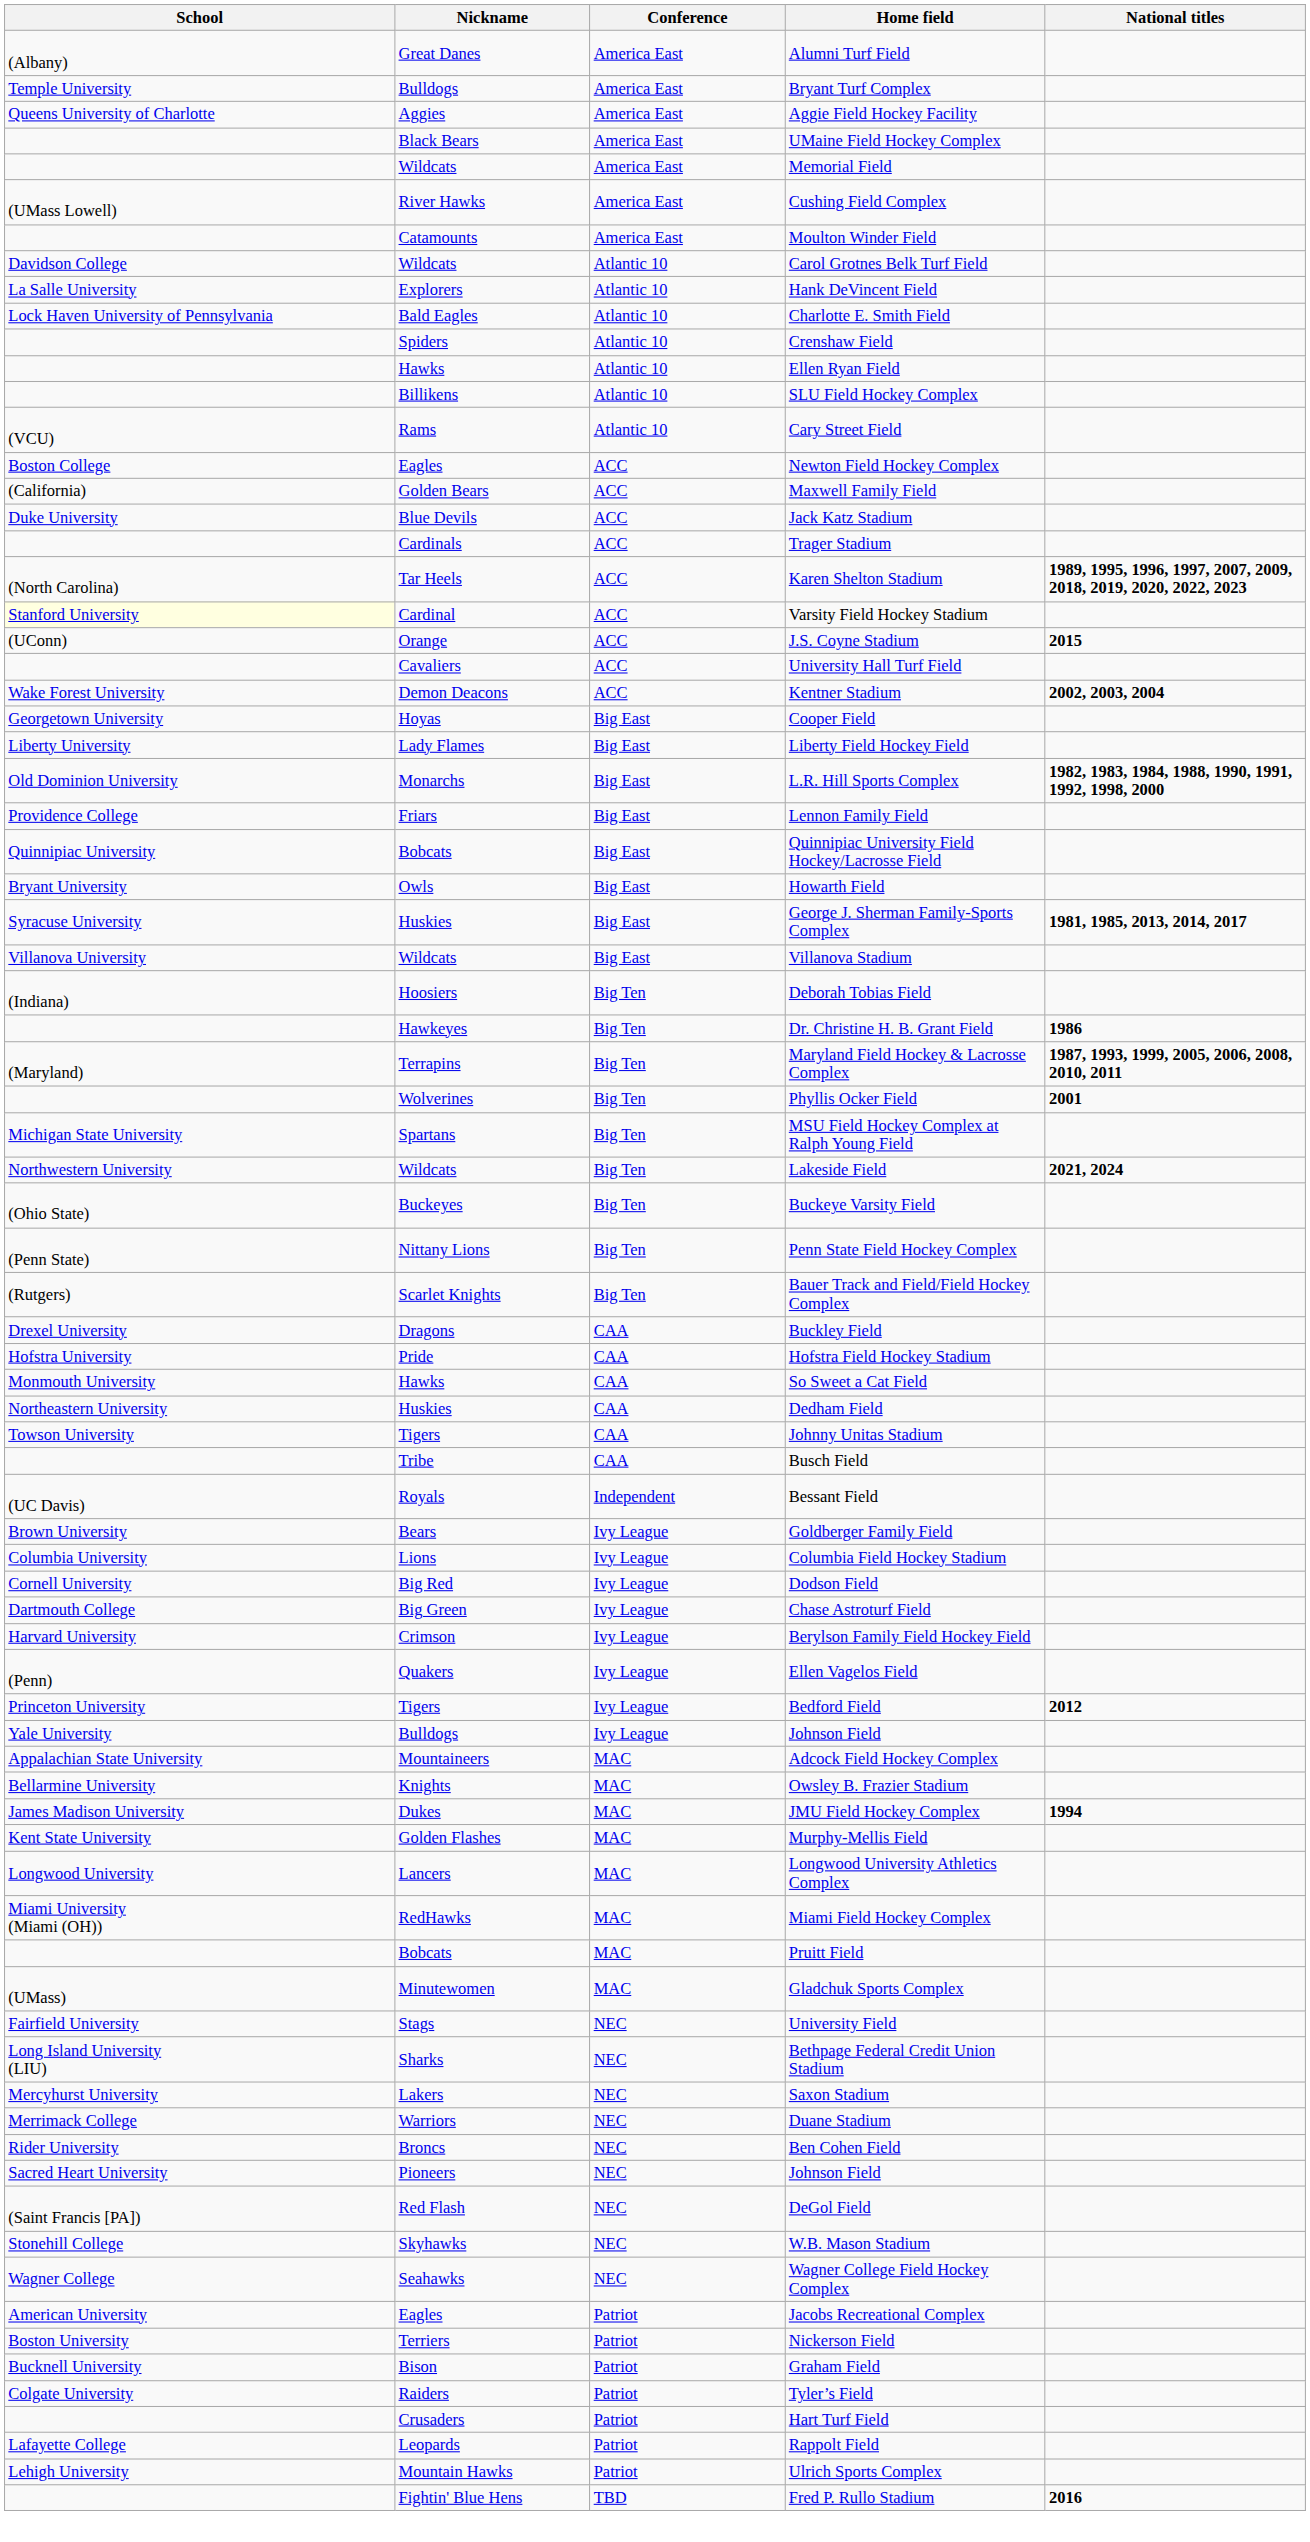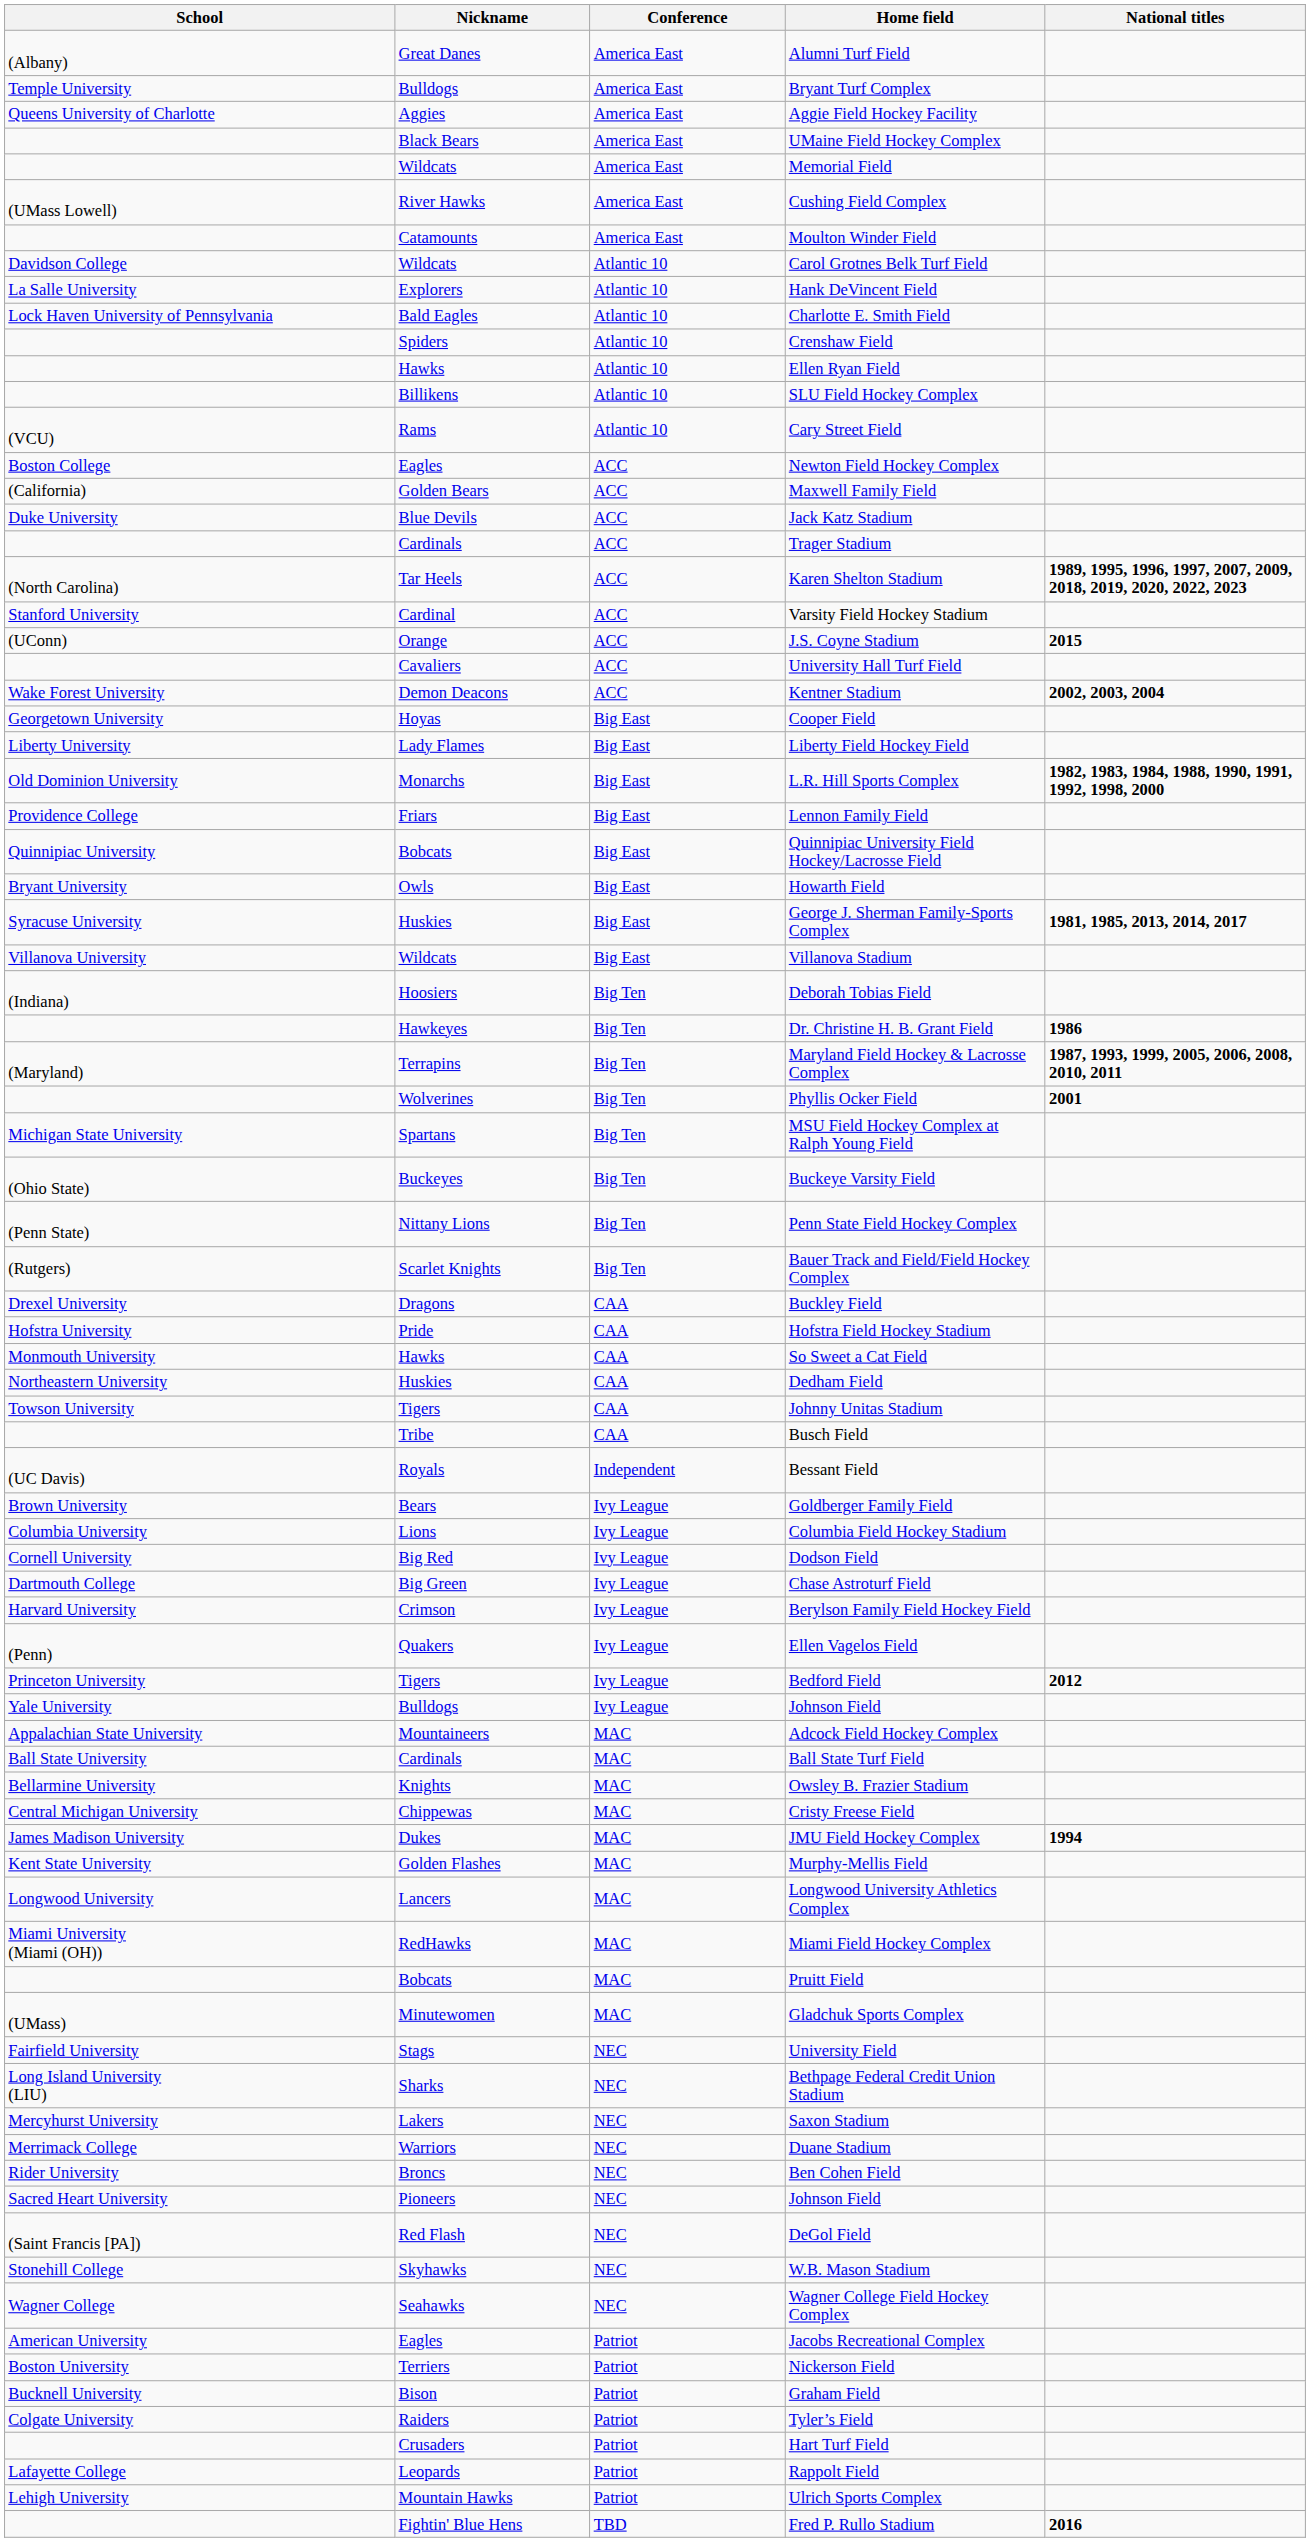(74, 614) lightyellow background -> (74, 614) no background
- row: (428, 1170)
+ row: (430, 1759)
+ row: (435, 1811)
